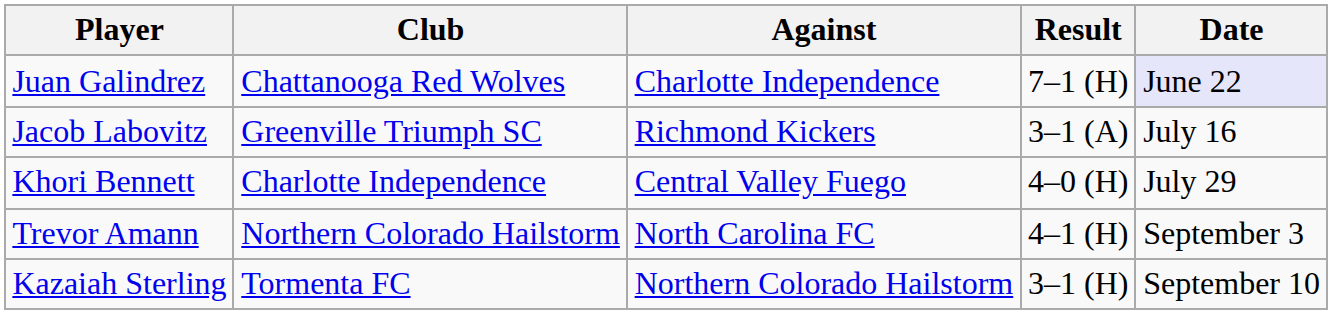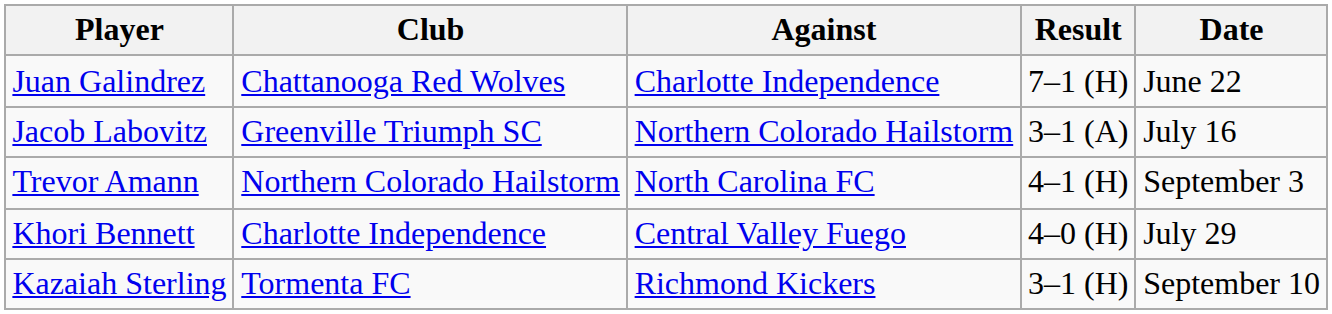(1192, 80) lavender background -> (1192, 80) no background
(755, 131) Richmond Kickers -> (824, 131) Northern Colorado Hailstorm
rows swapped: (103, 182) <-> (106, 232)
(824, 283) Northern Colorado Hailstorm -> (755, 283) Richmond Kickers
